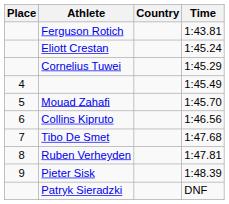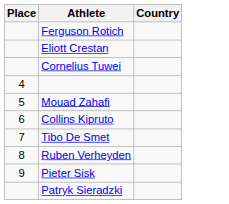- column: (203, 13)
